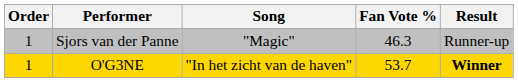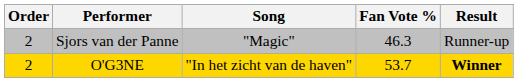(28, 41) 1 -> (28, 41) 2
(28, 65) 1 -> (28, 65) 2
